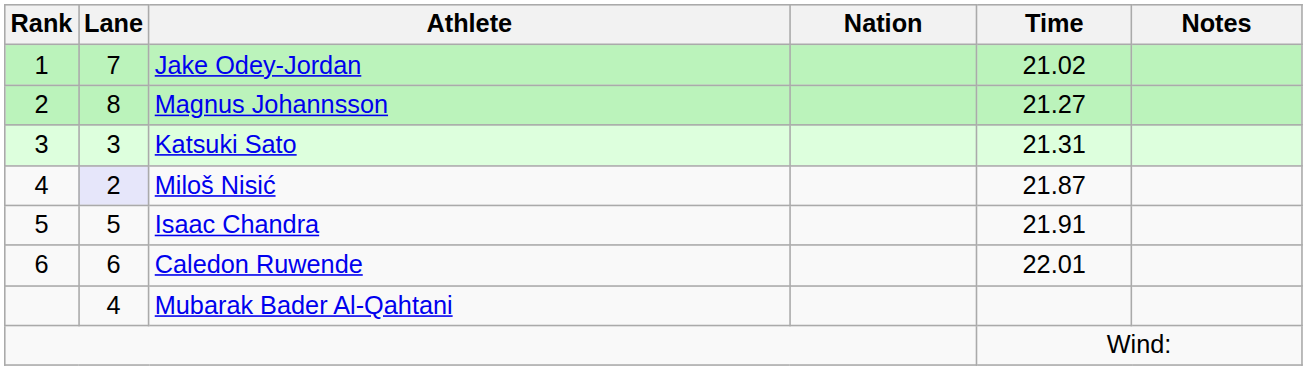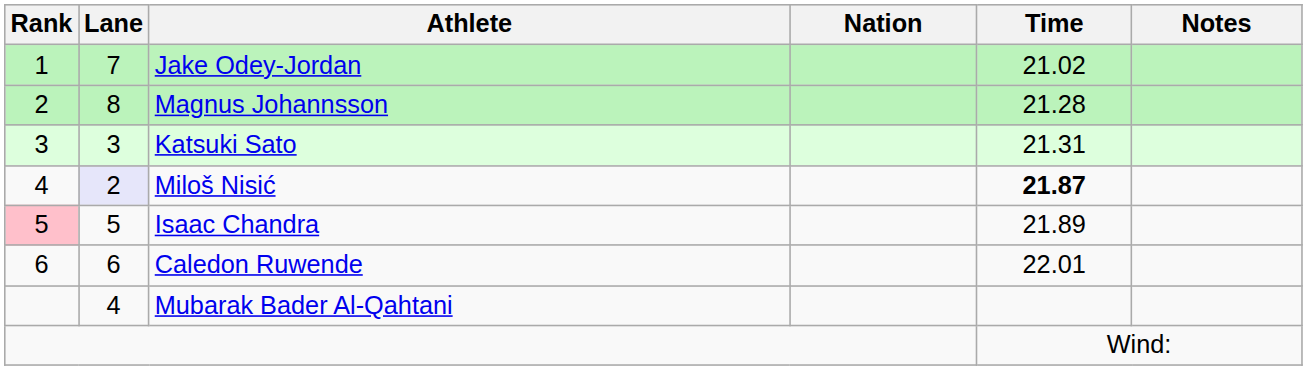(1054, 104) 21.27 -> (1054, 104) 21.28
(1054, 184) normal -> (1054, 184) bold
(42, 225) no background -> (42, 225) pink background
(1054, 225) 21.91 -> (1054, 225) 21.89
